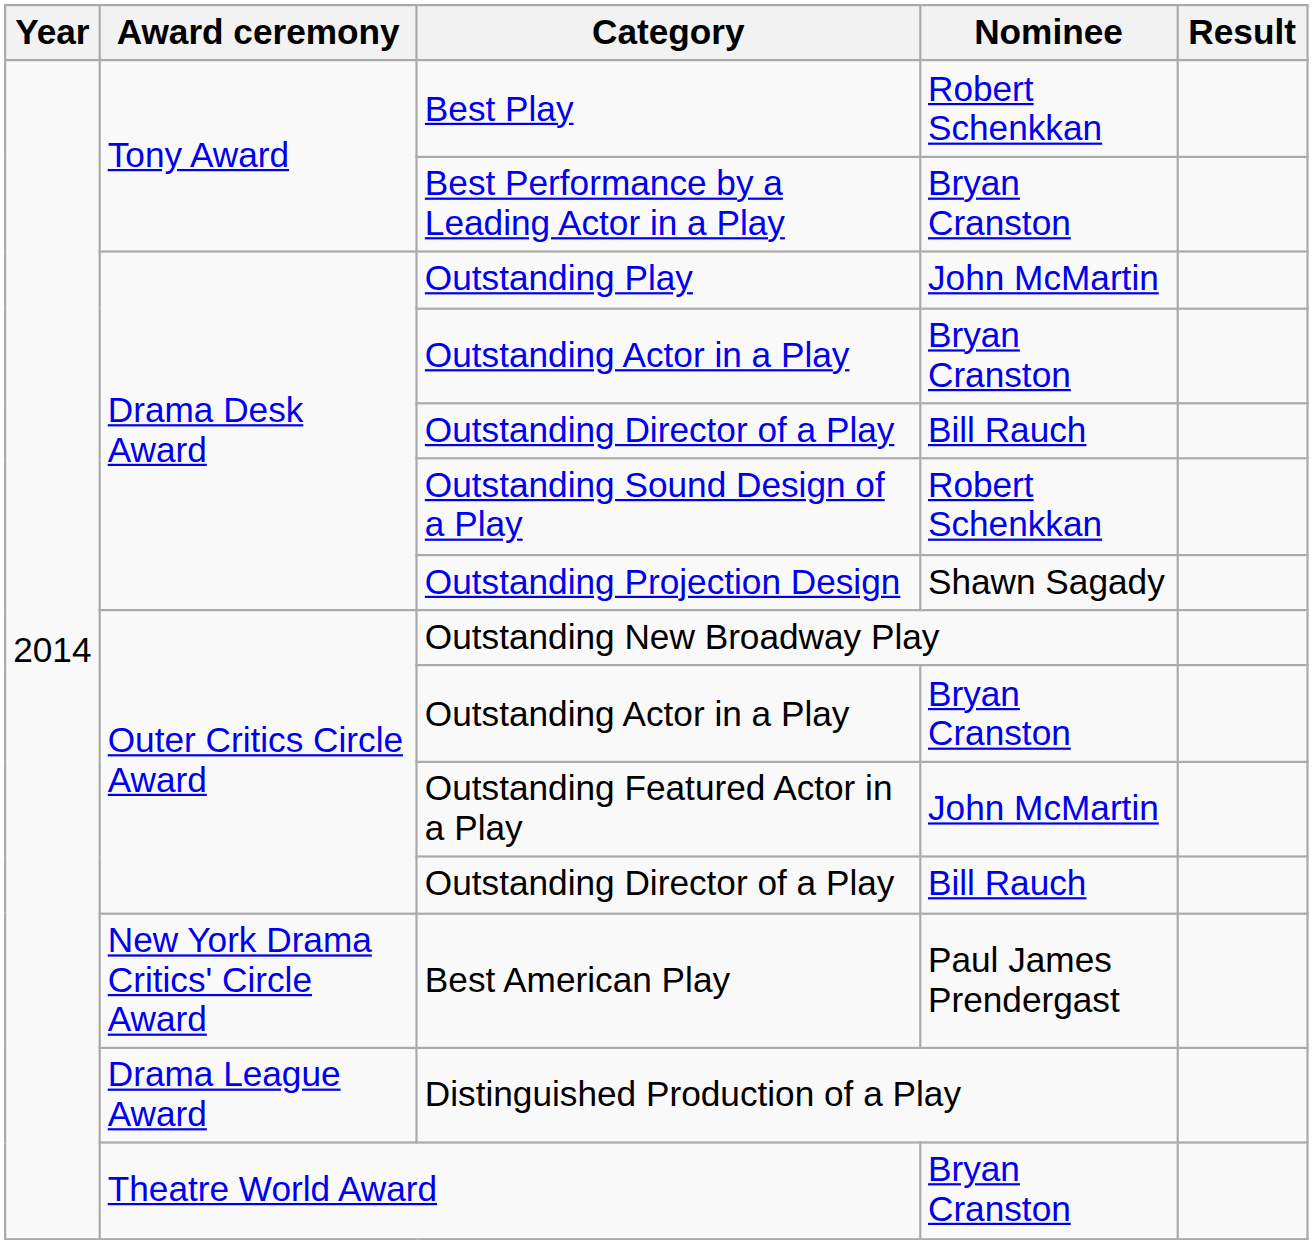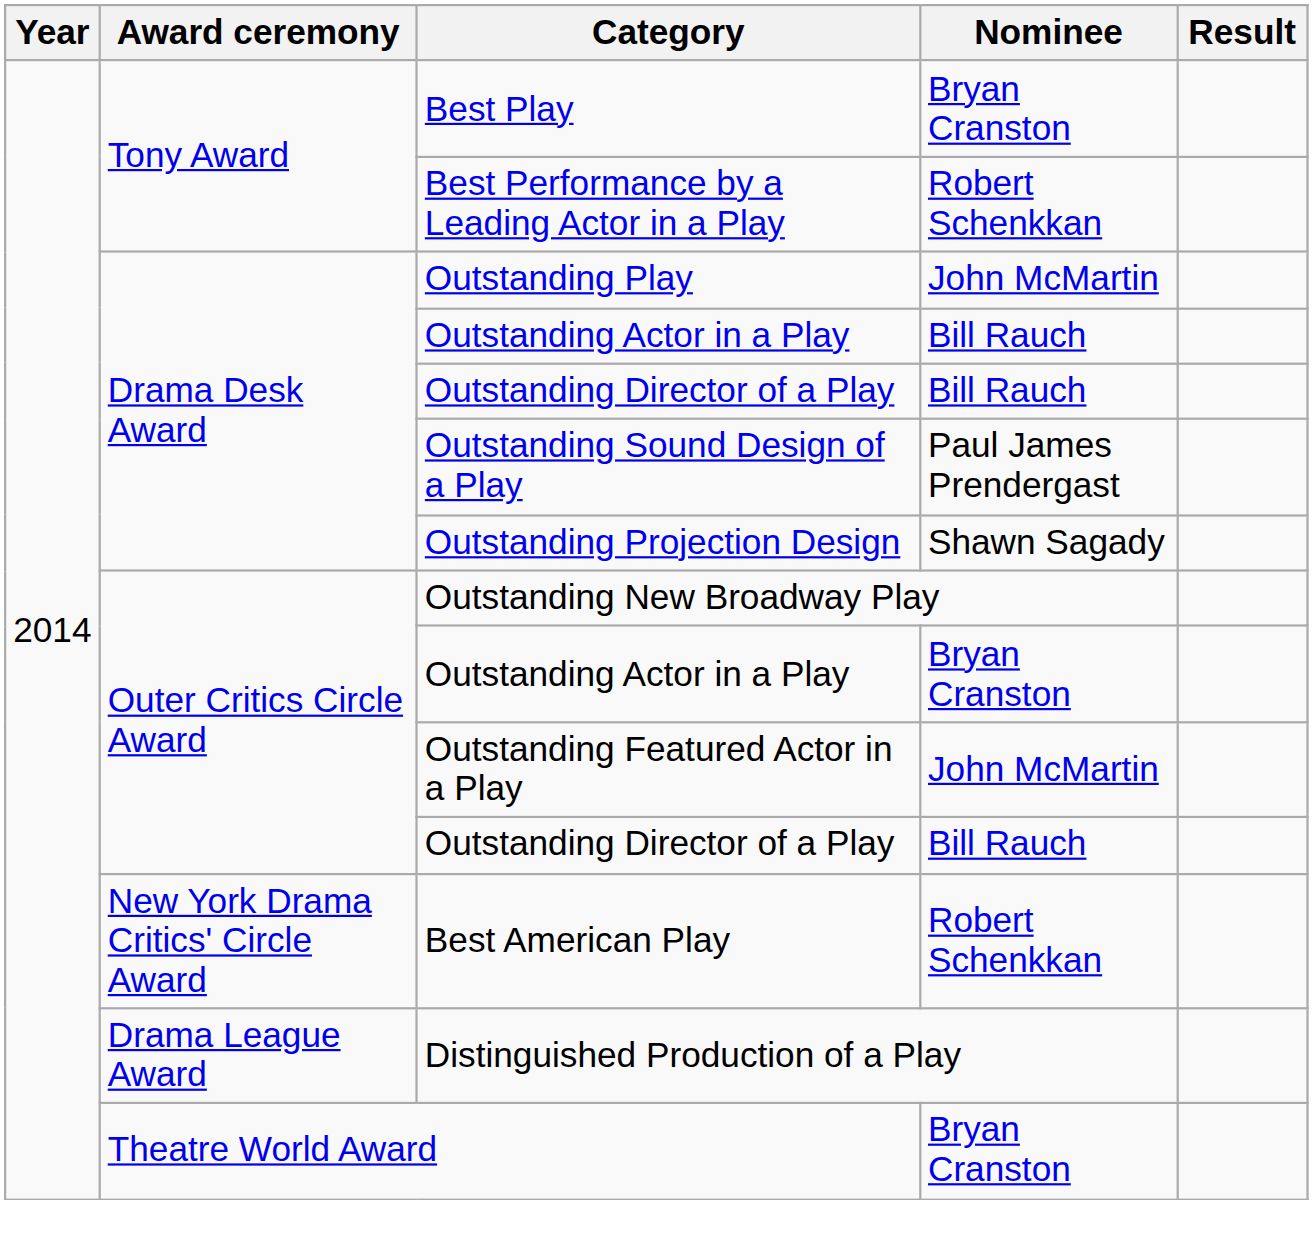(1015, 108) Robert Schenkkan -> (999, 108) Bryan Cranston
(999, 203) Bryan Cranston -> (1015, 203) Robert Schenkkan
(999, 354) Bryan Cranston -> (1007, 334) Bill Rauch
(1015, 505) Robert Schenkkan -> (1024, 466) Paul James Prendergast
(1024, 979) Paul James Prendergast -> (1015, 939) Robert Schenkkan
